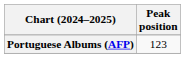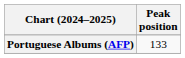(158, 44) 123 -> (158, 44) 133
